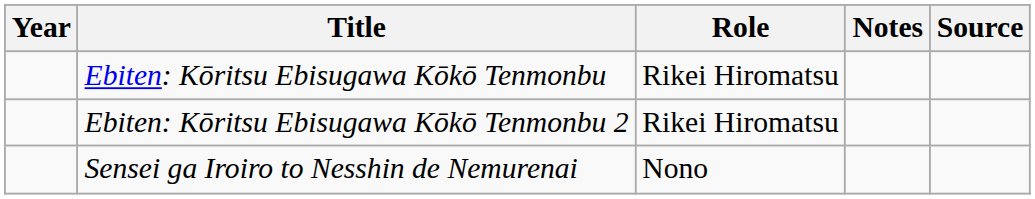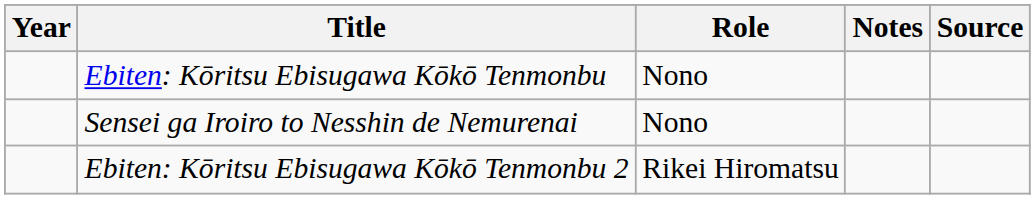(741, 74) Rikei Hiromatsu -> (675, 74) Nono
rows swapped: (357, 121) <-> (331, 168)
